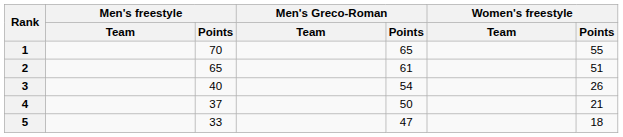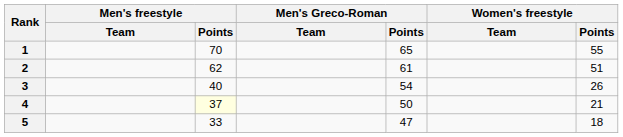(216, 68) 65 -> (216, 68) 62
(216, 104) no background -> (216, 104) lightyellow background
